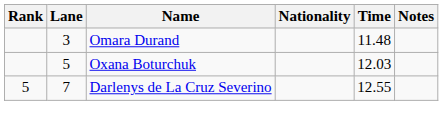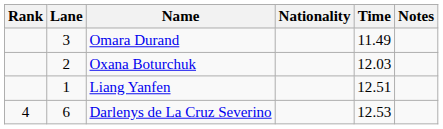(374, 40) 11.48 -> (374, 40) 11.49
(66, 64) 5 -> (66, 64) 2
+ row: (130, 87)
(25, 87) 5 -> (25, 111) 4
(66, 87) 7 -> (66, 111) 6
(374, 87) 12.55 -> (374, 111) 12.53
